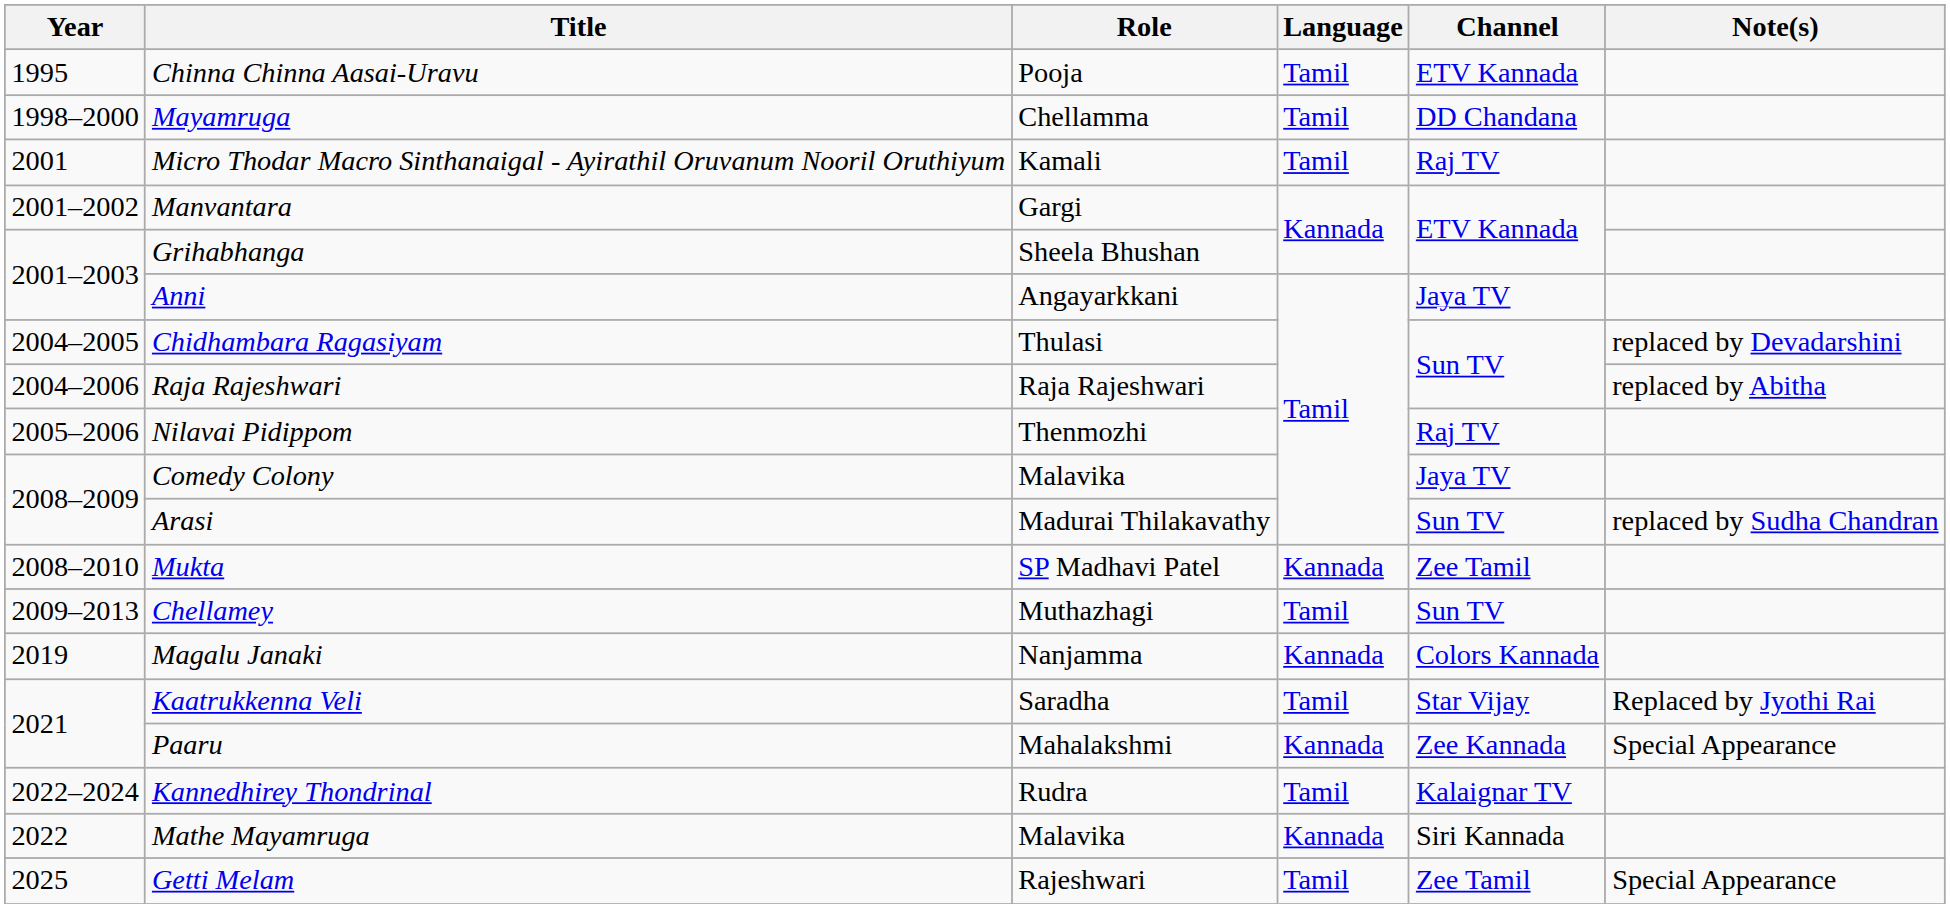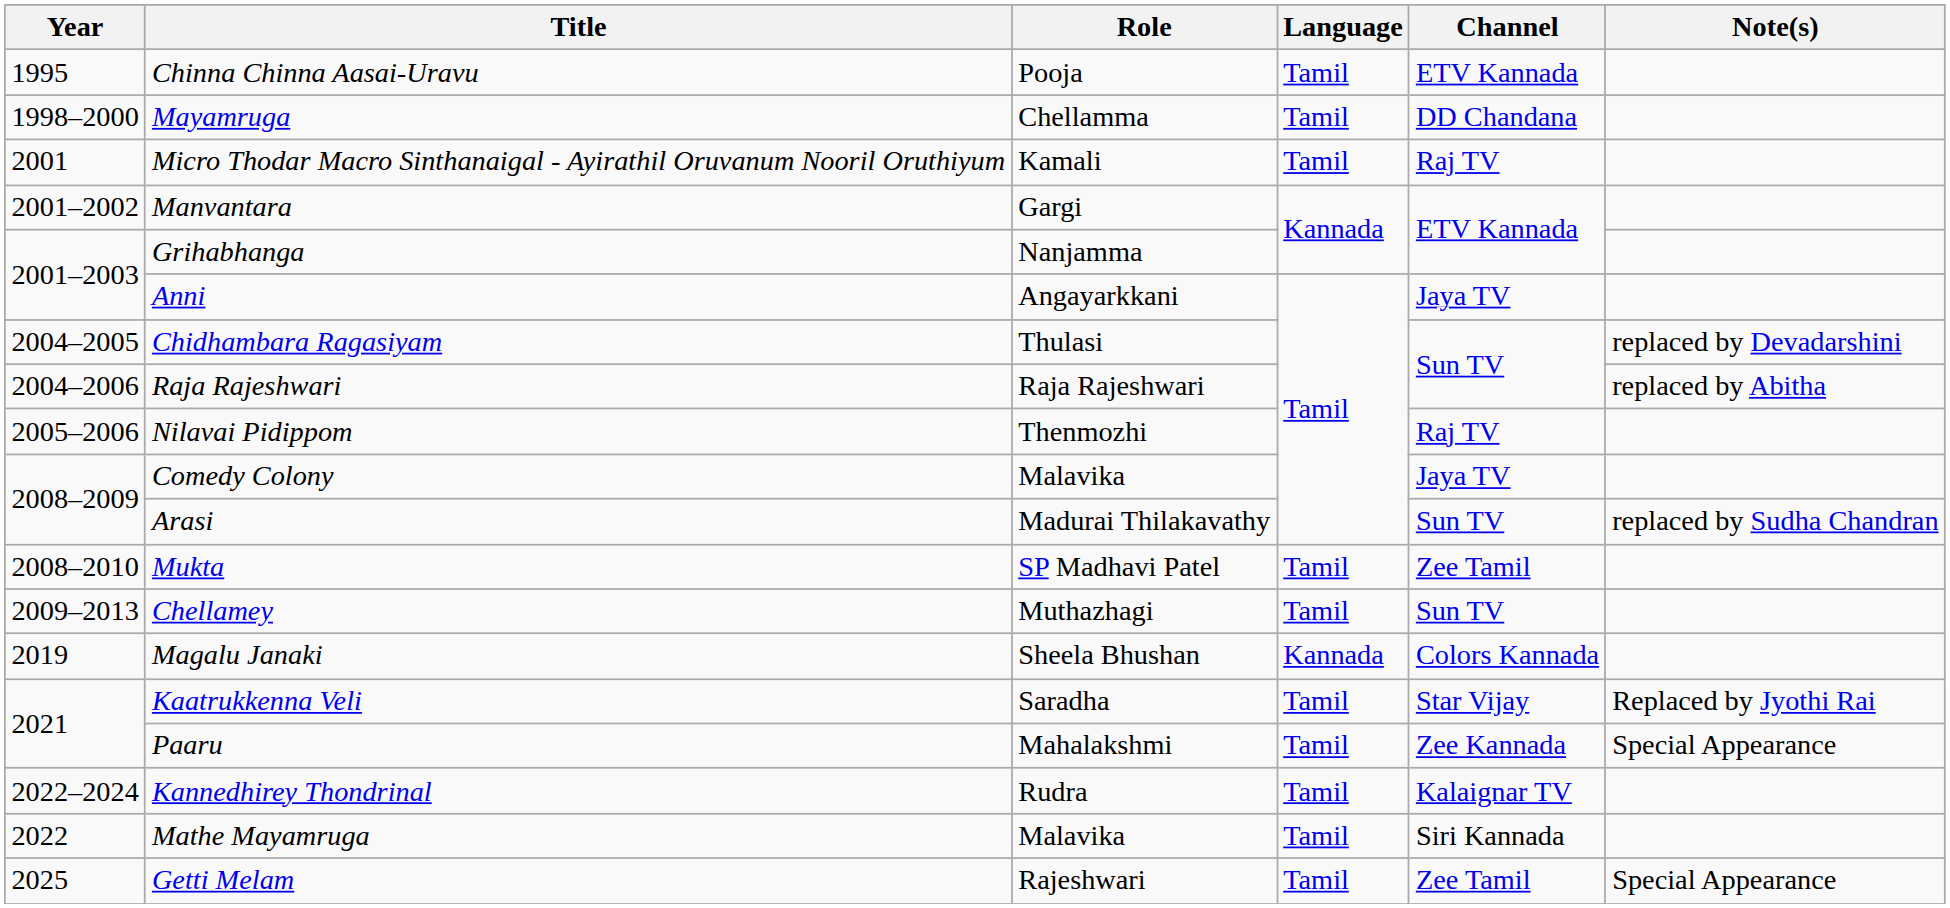(1109, 251) Sheela Bhushan -> (1080, 251) Nanjamma
(1334, 565) Kannada -> (1316, 565) Tamil
(1080, 655) Nanjamma -> (1109, 655) Sheela Bhushan
(1334, 745) Kannada -> (1316, 745) Tamil
(1334, 835) Kannada -> (1316, 835) Tamil
